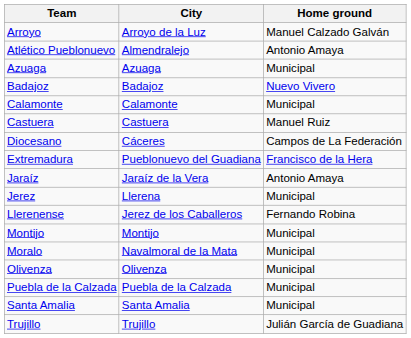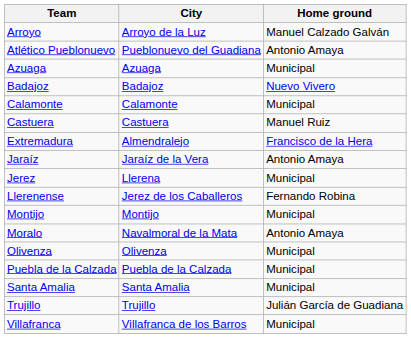(155, 50) Almendralejo -> (191, 50) Pueblonuevo del Guadiana
- row: (34, 141)
(191, 159) Pueblonuevo del Guadiana -> (155, 141) Almendralejo
(290, 251) Municipal -> (305, 232) Antonio Amaya
+ row: (34, 324)
